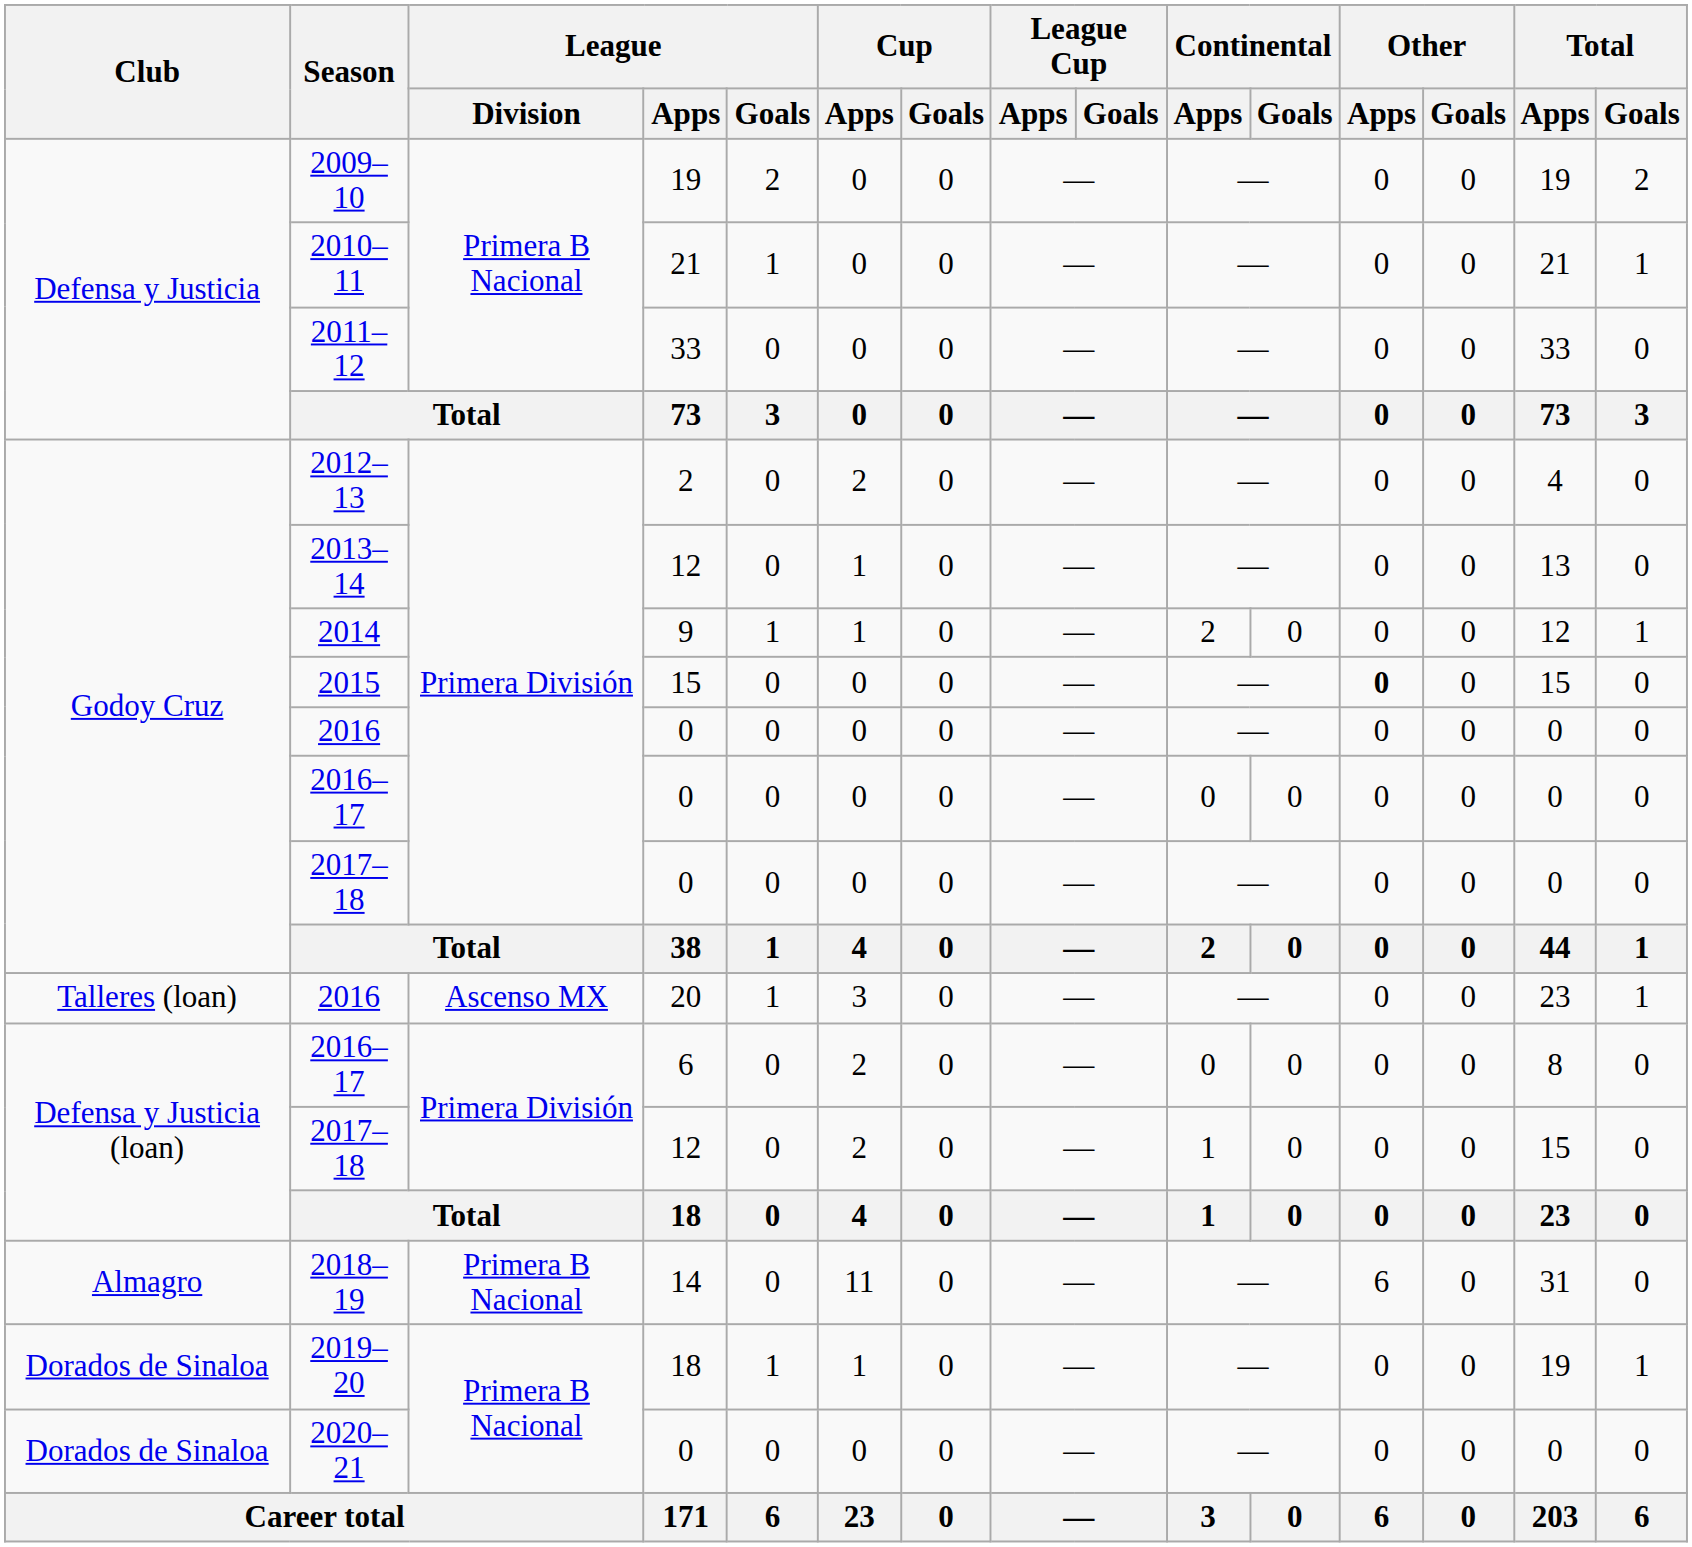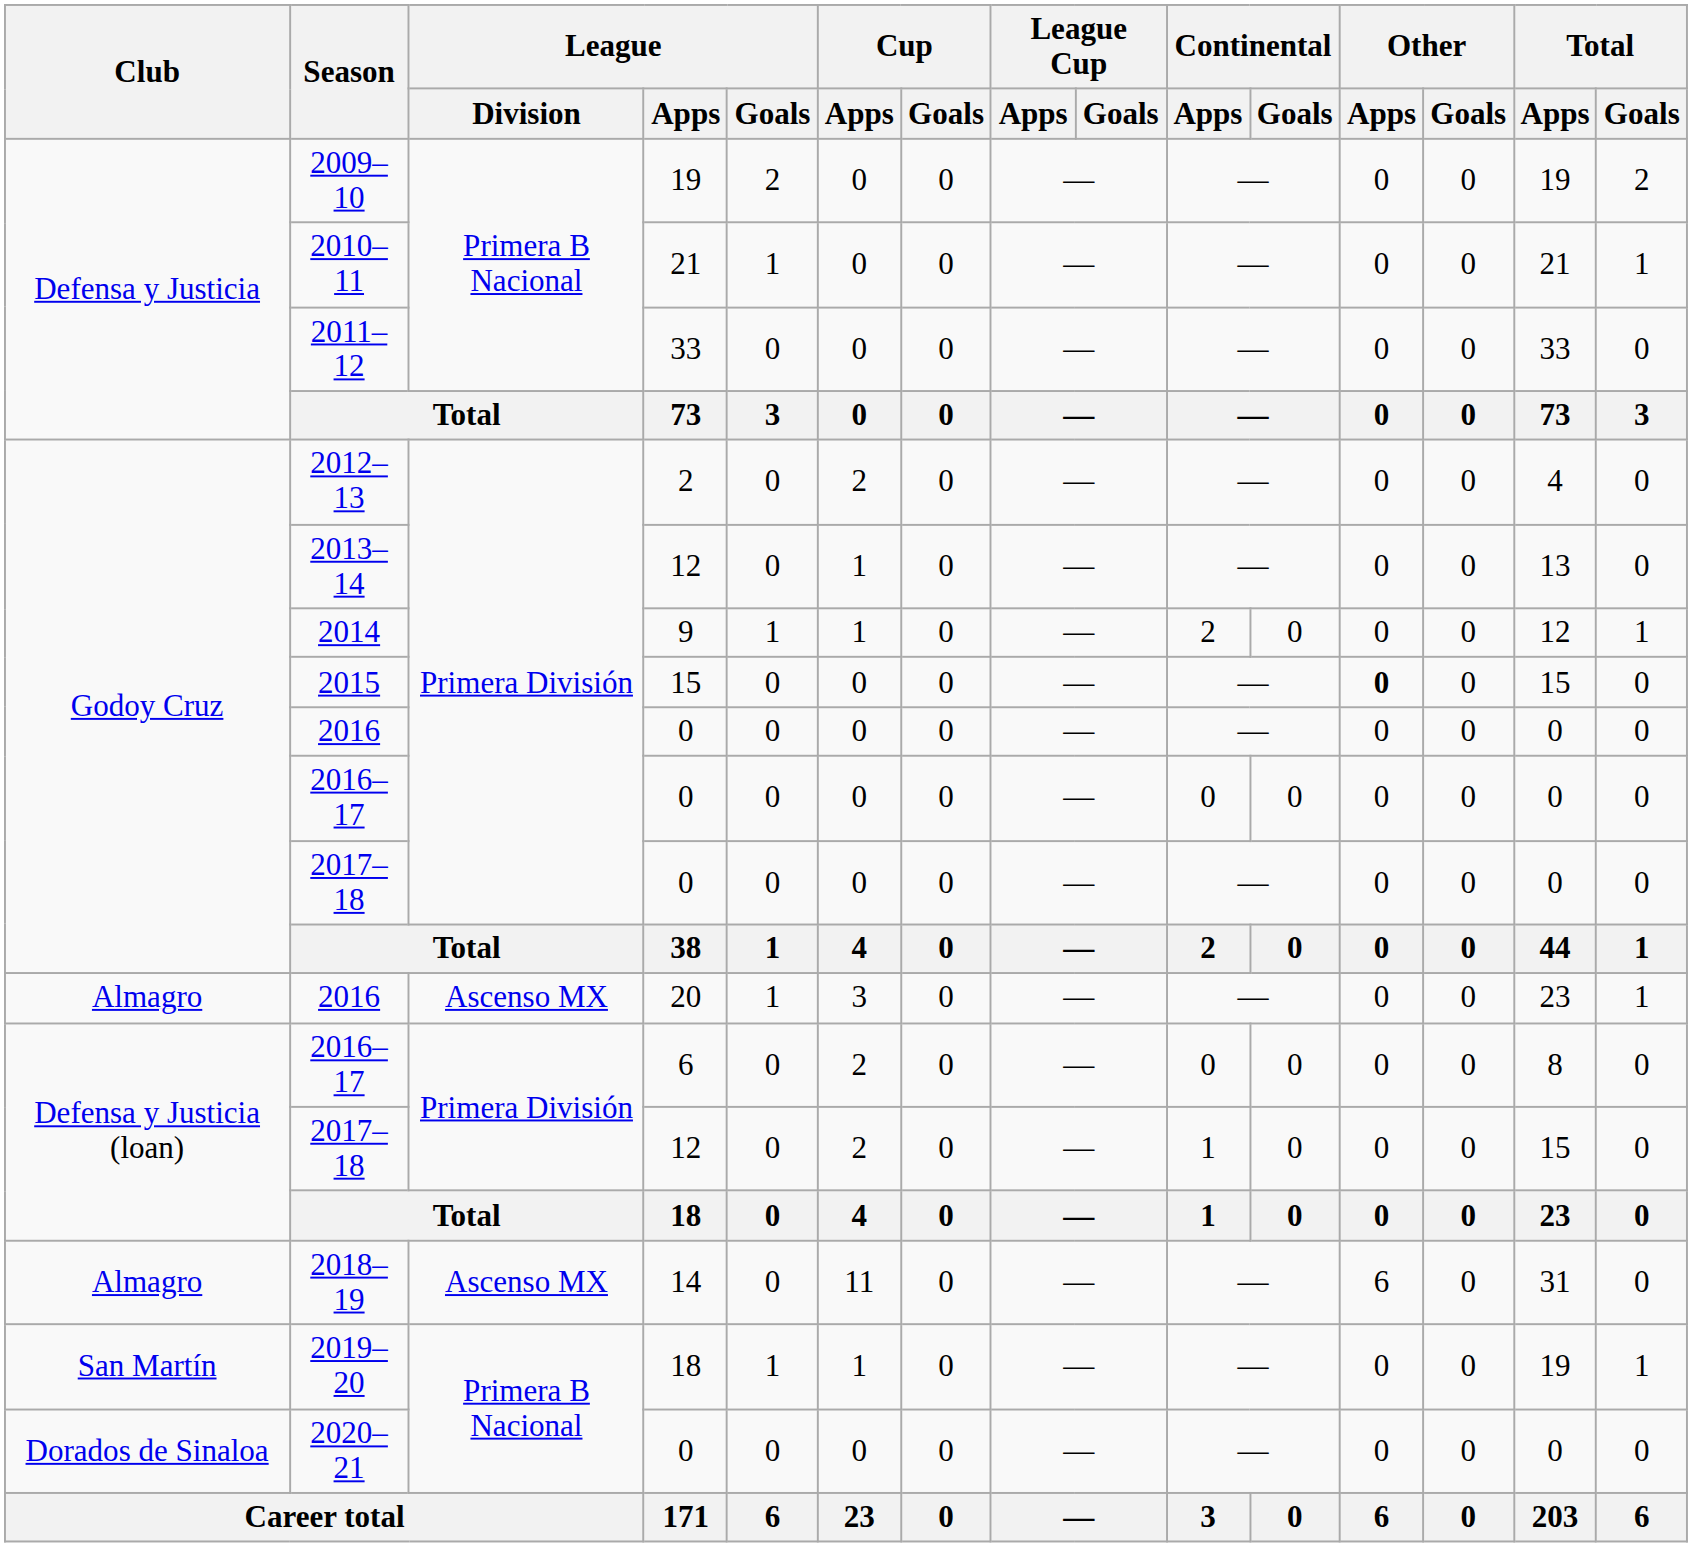(147, 997) Talleres (loan) -> (147, 997) Almagro
(526, 1281) Primera B Nacional -> (526, 1281) Ascenso MX
(147, 1366) Dorados de Sinaloa -> (147, 1366) San Martín
